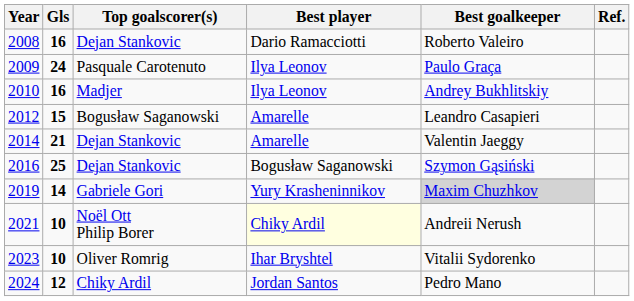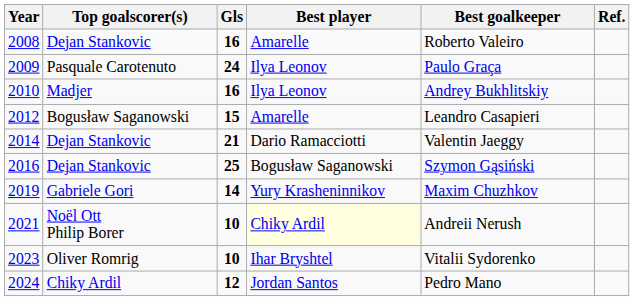columns swapped: (160, 16) <-> (58, 16)
(308, 41) Dario Ramacciotti -> (280, 41) Amarelle
(280, 141) Amarelle -> (308, 141) Dario Ramacciotti
(481, 191) lightgrey background -> (481, 191) no background
